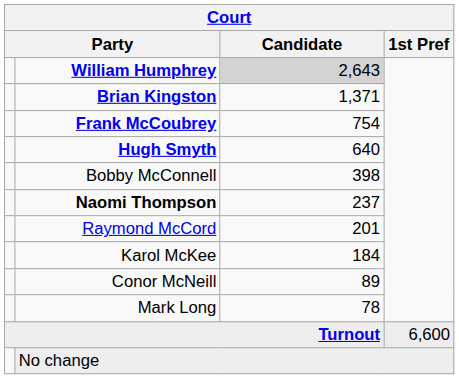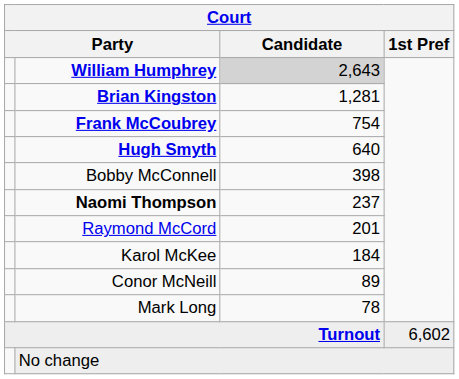(359, 96) 1,371 -> (359, 96) 1,281
(429, 334) 6,600 -> (429, 334) 6,602
